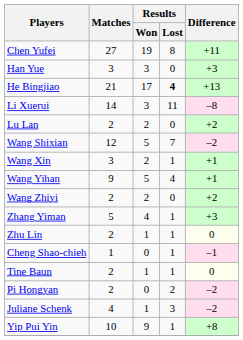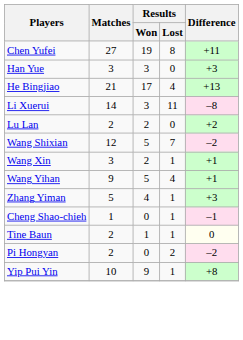(173, 87) bold -> (173, 87) normal
- row: (32, 197)
- row: (25, 234)
- row: (39, 308)
